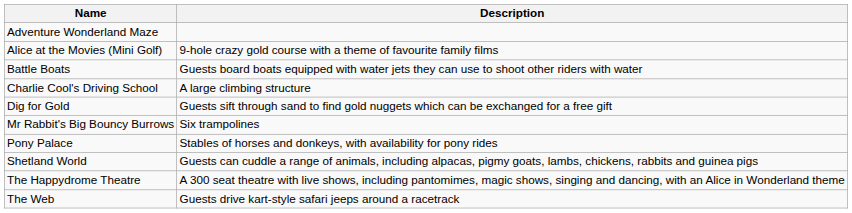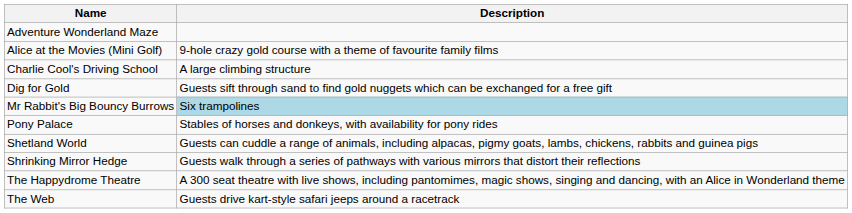- row: (39, 69)
(219, 124) no background -> (219, 106) lightblue background
+ row: (67, 161)
